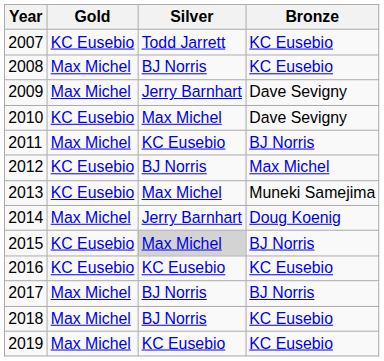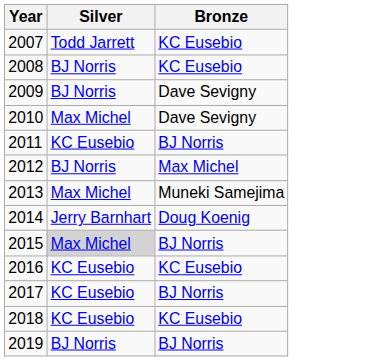- column: (93, 17)
(192, 92) Jerry Barnhart -> (83, 92) BJ Norris
(174, 293) BJ Norris -> (93, 293) KC Eusebio
(174, 318) BJ Norris -> (93, 318) KC Eusebio
(183, 343) KC Eusebio -> (83, 343) BJ Norris
(291, 343) KC Eusebio -> (191, 343) BJ Norris
